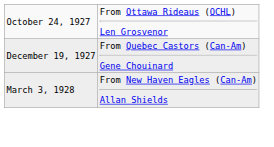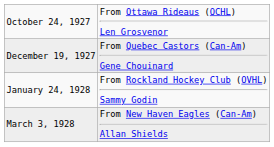+ row: (48, 90)
